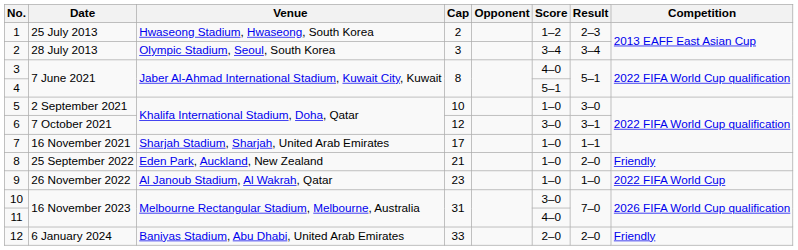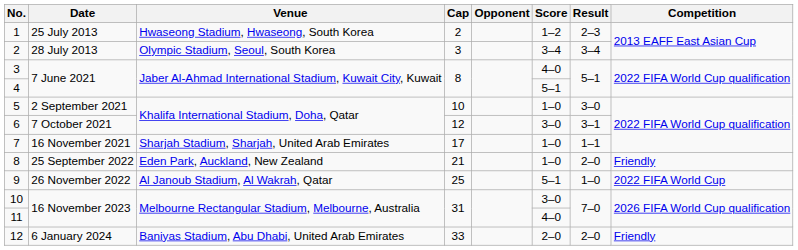(458, 180) 23 -> (458, 180) 25
(551, 180) 1–0 -> (551, 180) 5–1
